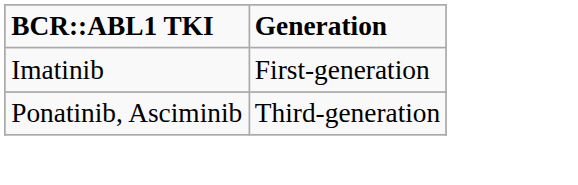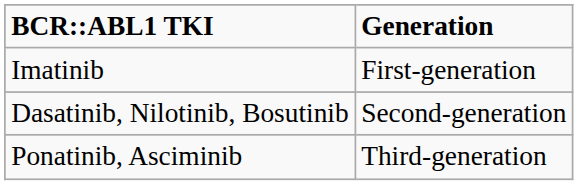+ row: (180, 112)
